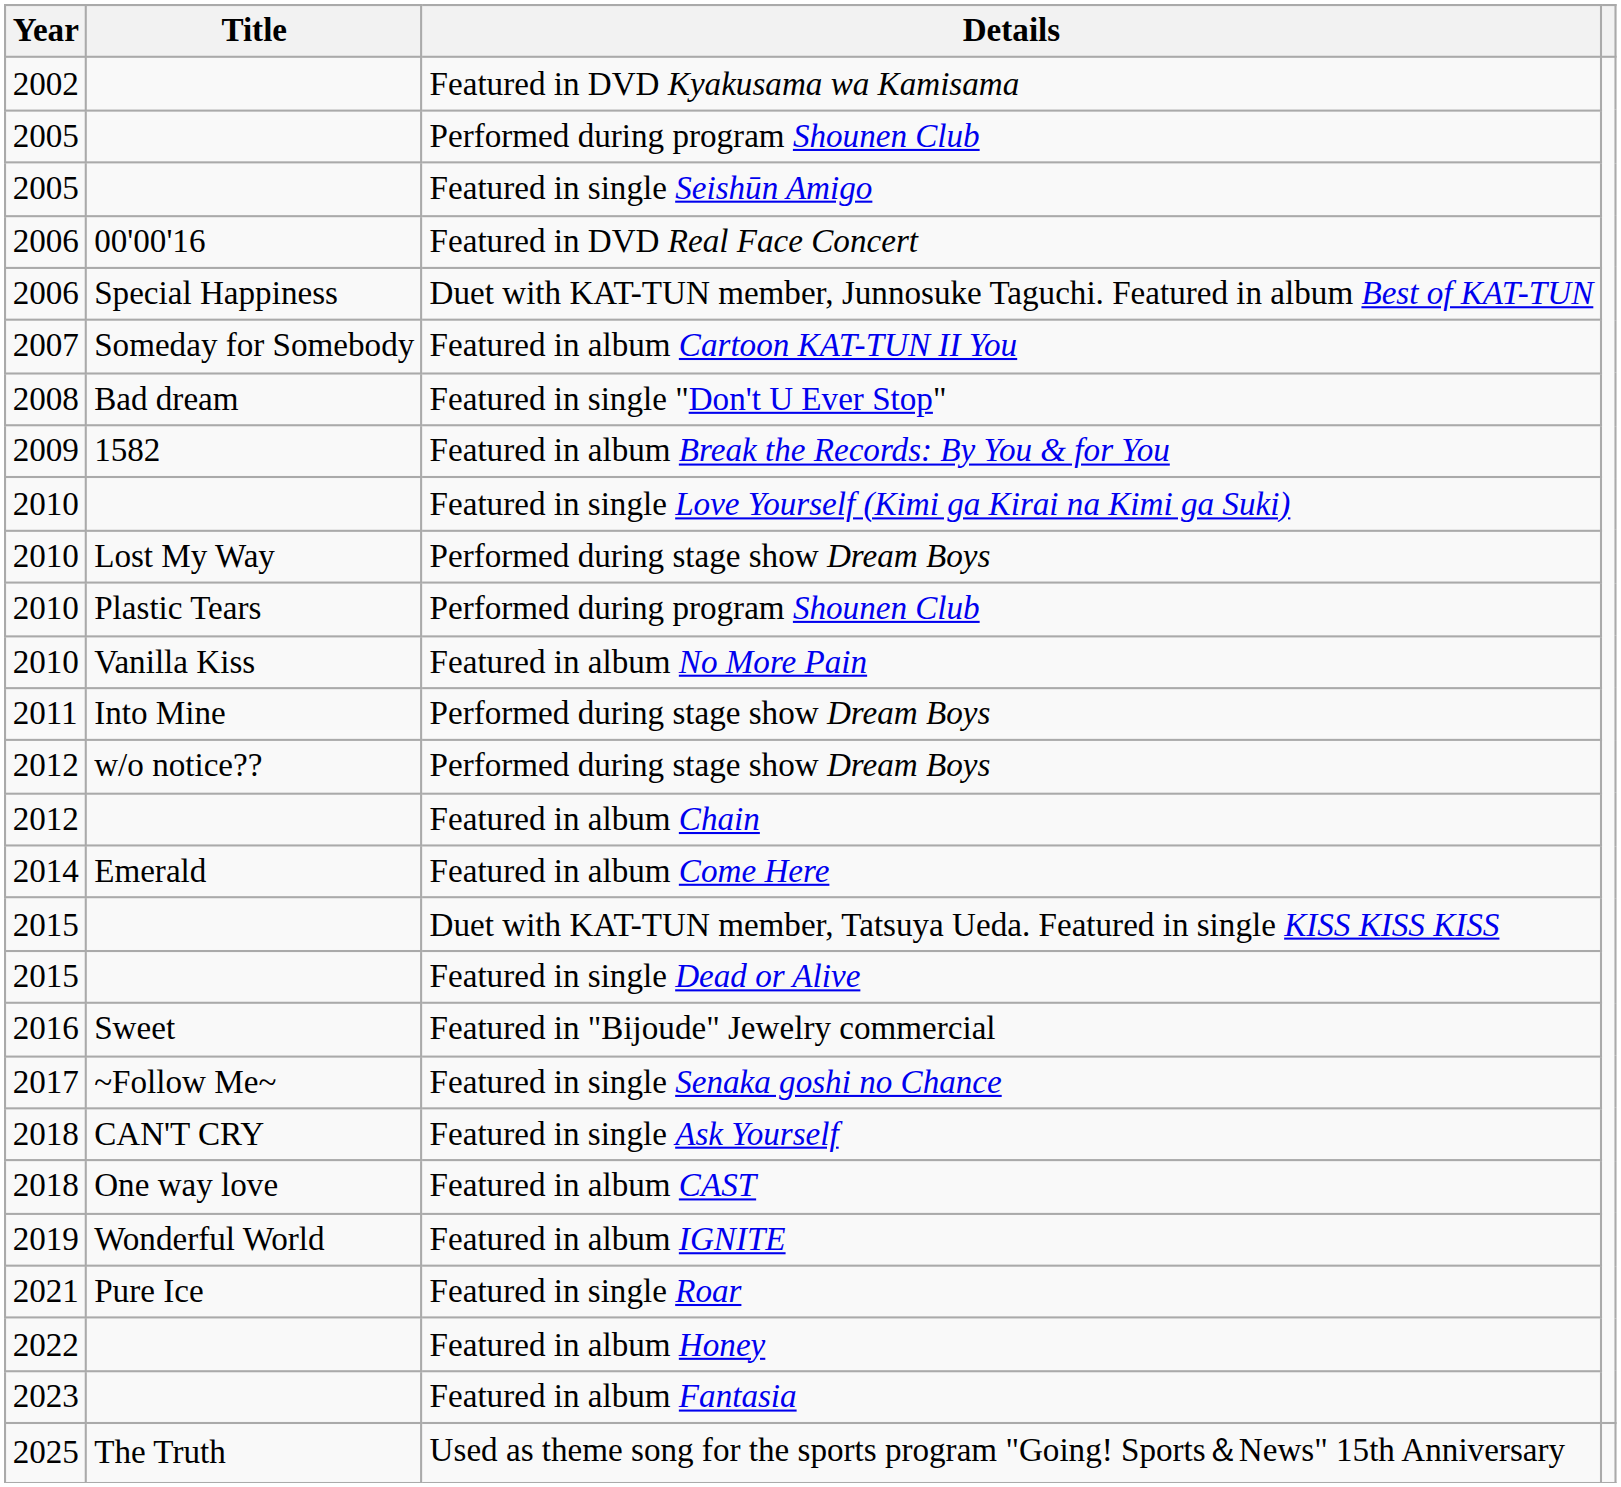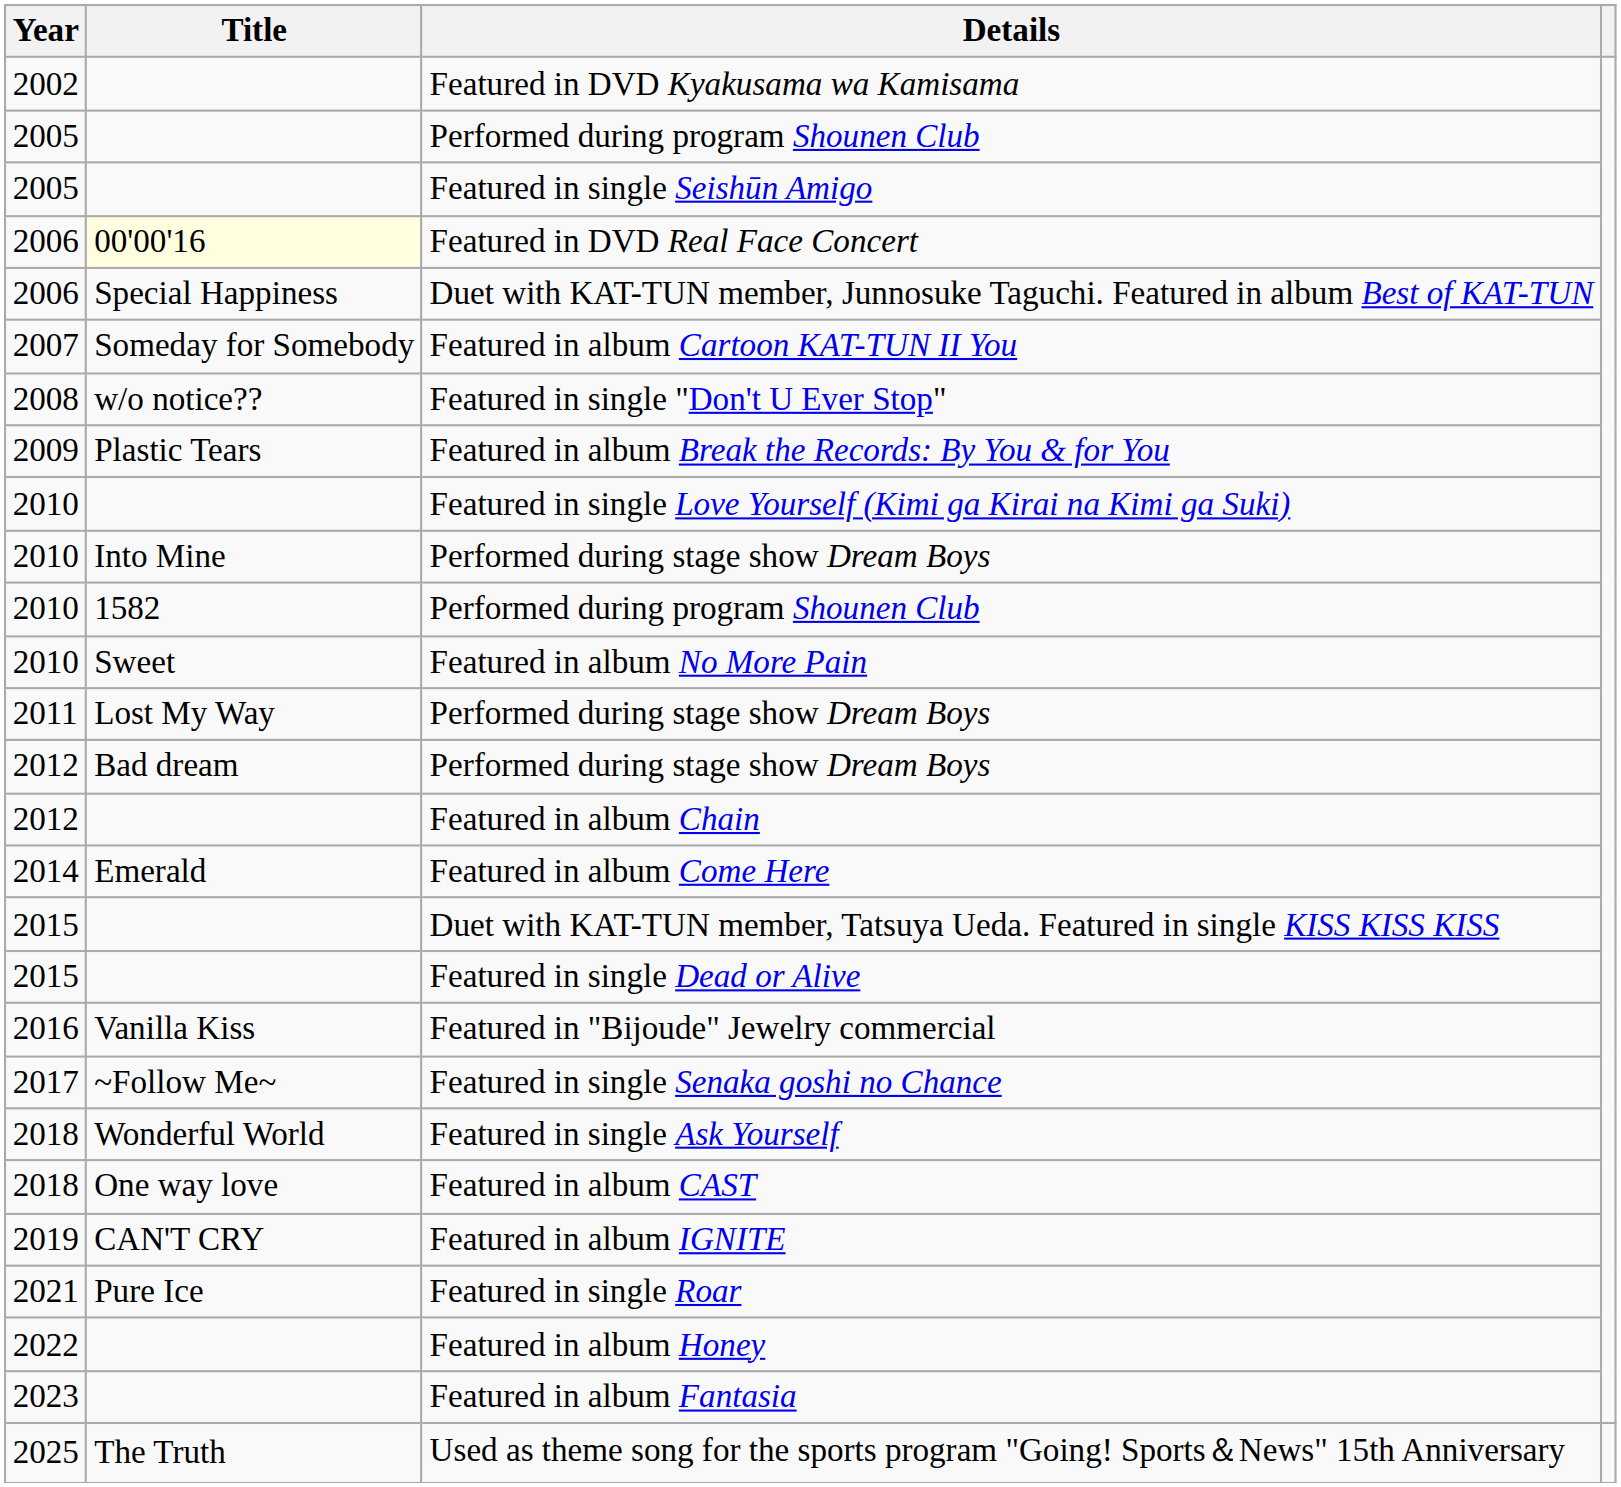(150, 240) no background -> (150, 240) lightyellow background
(166, 398) Bad dream -> (178, 398) w/o notice??
(127, 450) 1582 -> (178, 450) Plastic Tears
(185, 556) Lost My Way -> (160, 556) Into Mine
(178, 608) Plastic Tears -> (127, 608) 1582
(175, 661) Vanilla Kiss -> (135, 661) Sweet
(160, 713) Into Mine -> (185, 713) Lost My Way
(178, 766) w/o notice?? -> (166, 766) Bad dream
(135, 1028) Sweet -> (175, 1028) Vanilla Kiss
(179, 1133) CAN'T CRY -> (209, 1133) Wonderful World
(209, 1238) Wonderful World -> (179, 1238) CAN'T CRY
